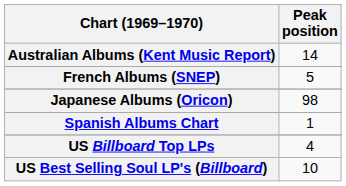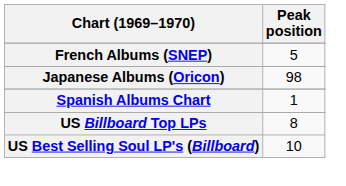- row: (142, 54)
(310, 146) 4 -> (294, 123) 8
